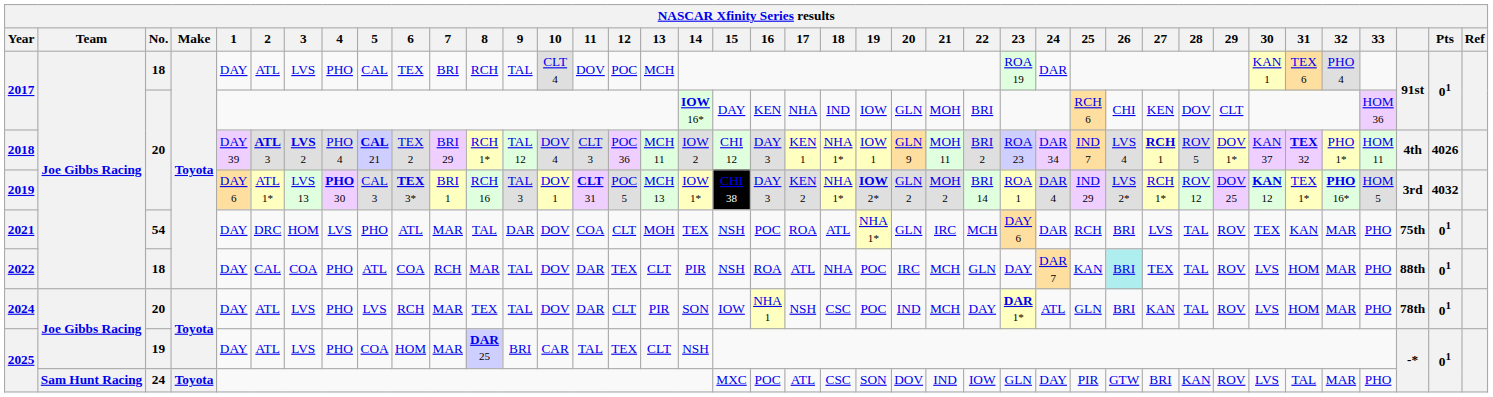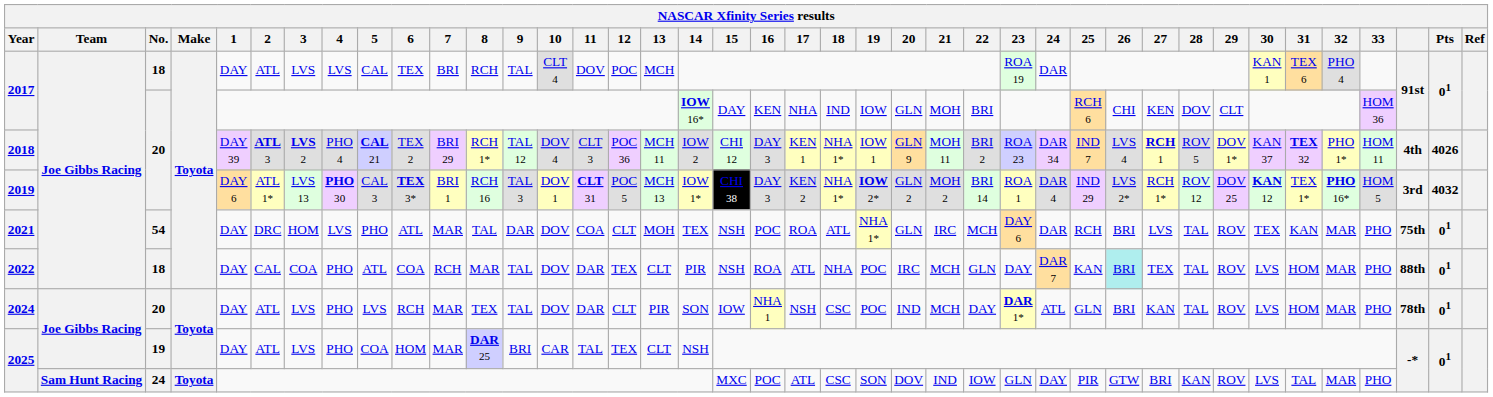(340, 70) PHO -> (340, 70) LVS
